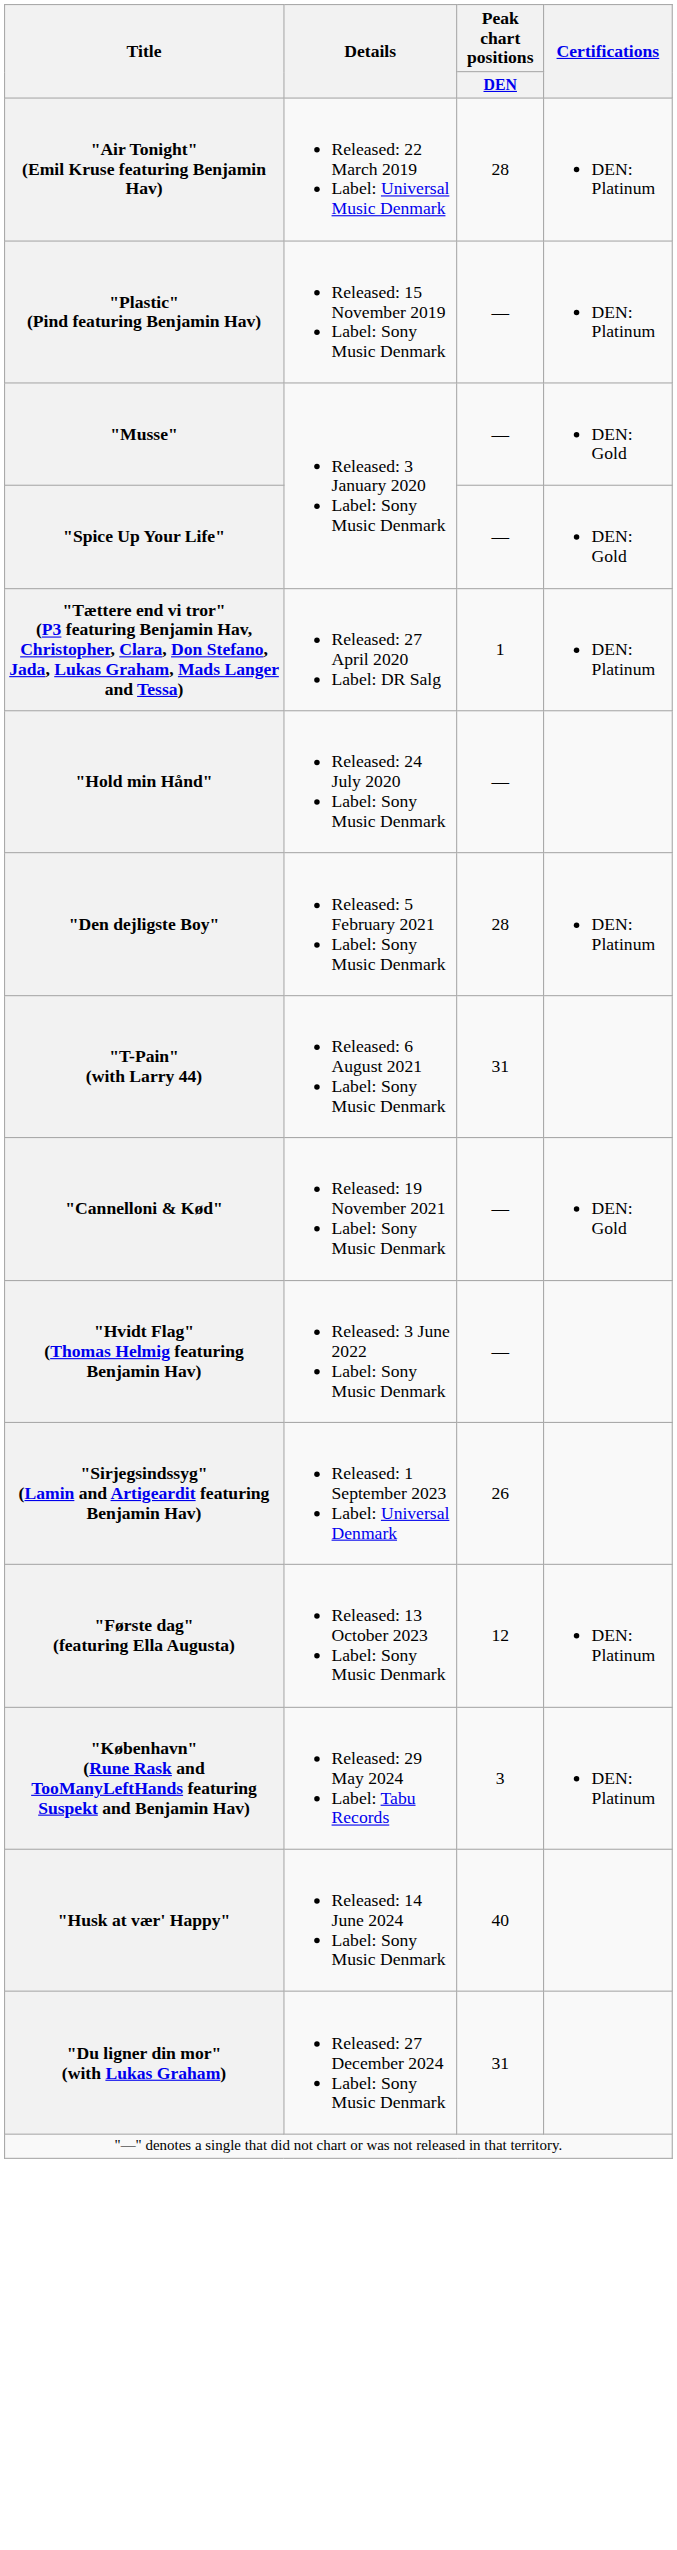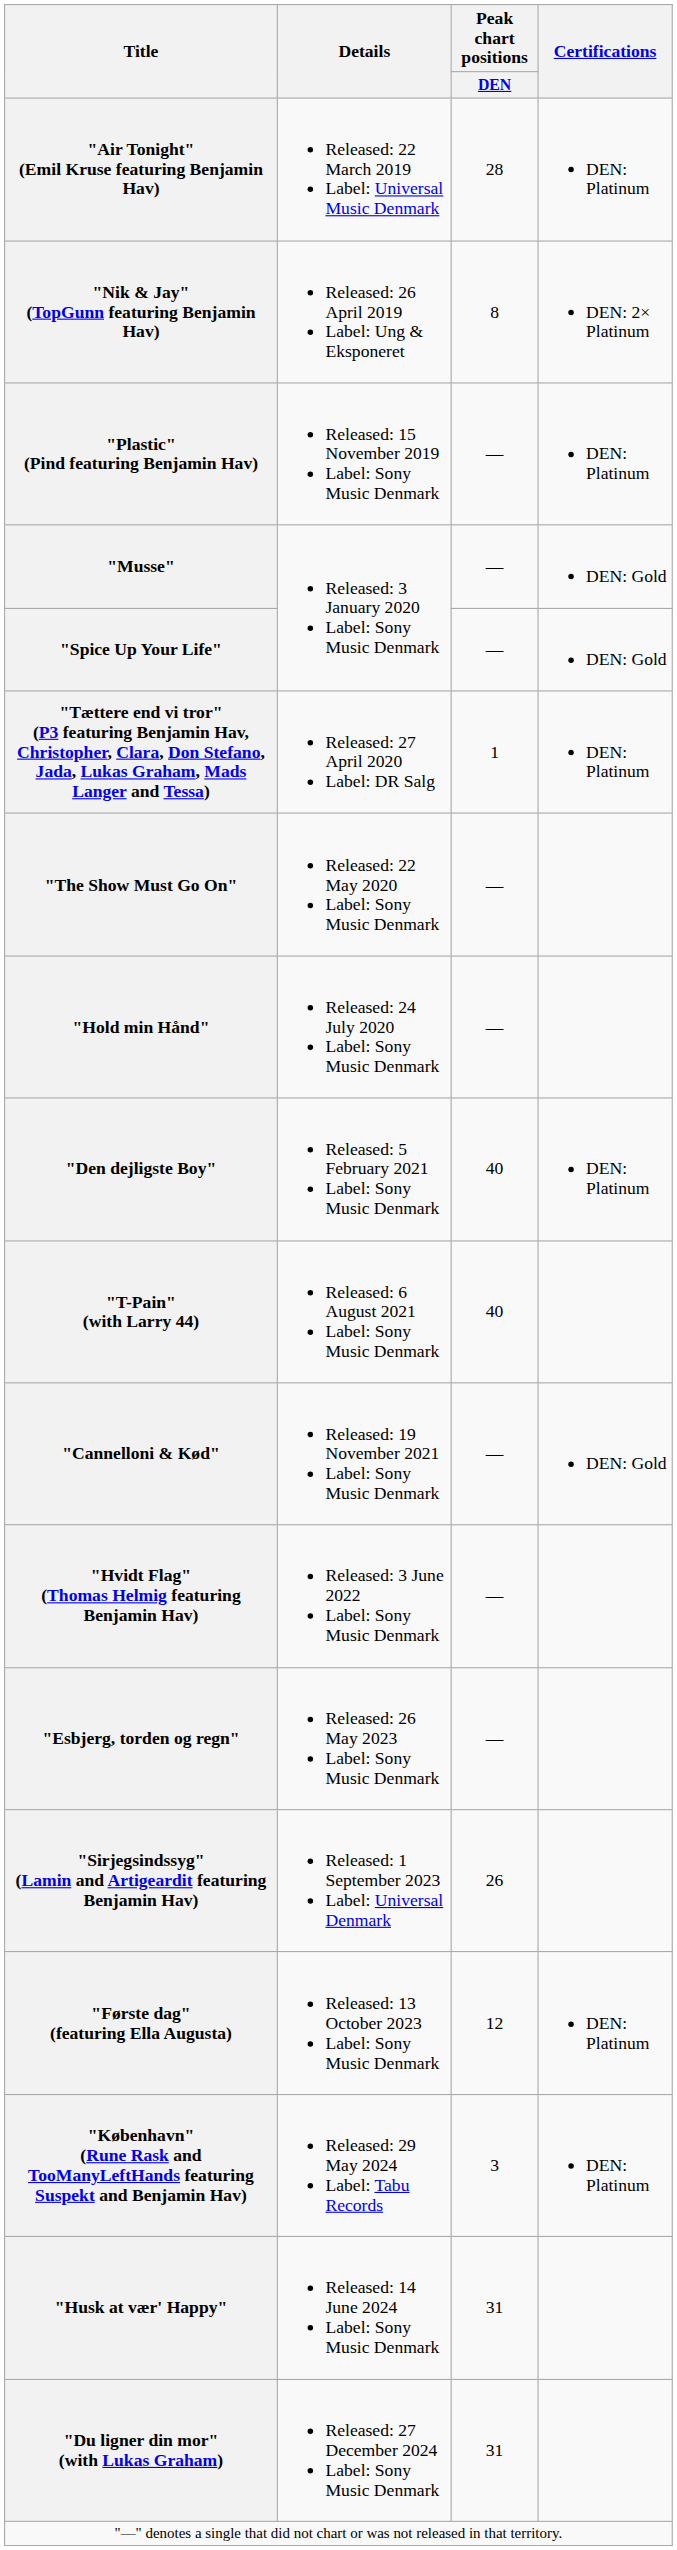+ row: (141, 311)
+ row: (141, 884)
(500, 924) 28 -> (495, 1169) 40
(500, 1066) 31 -> (495, 1311) 40
+ row: (141, 1738)
(500, 1920) 40 -> (495, 2307) 31
